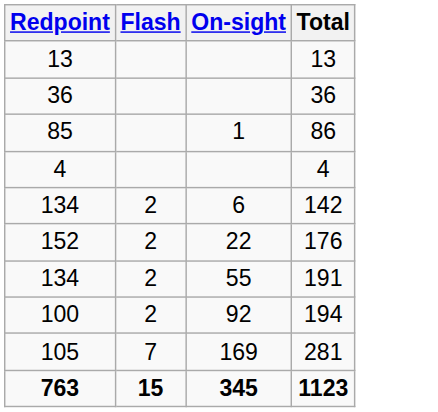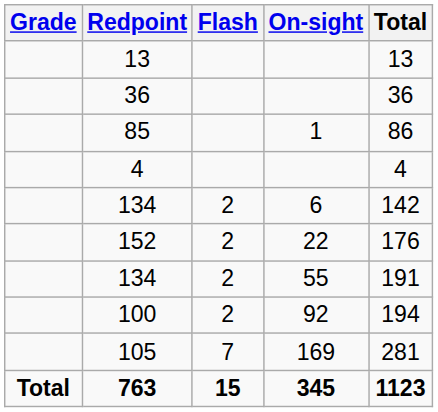+ column: (43, 22)
